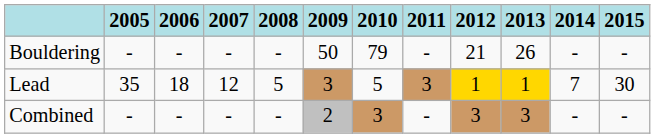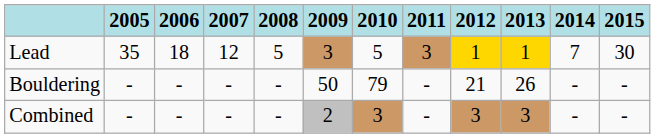rows swapped: (29, 84) <-> (55, 52)
